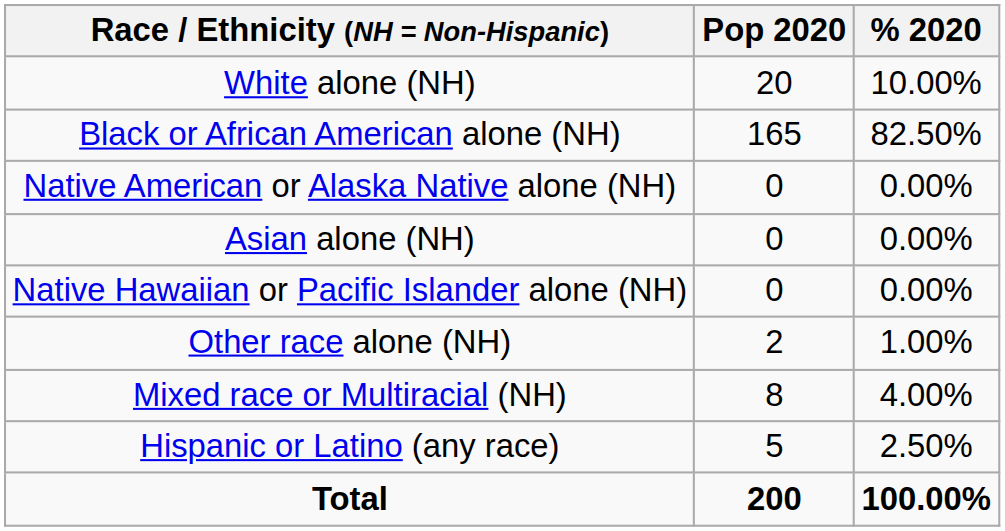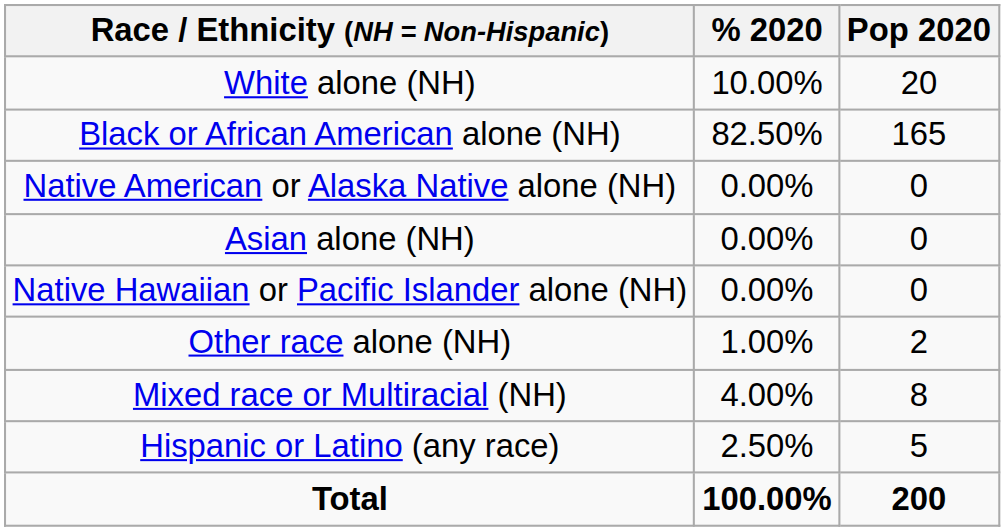columns swapped: (774, 30) <-> (926, 30)
